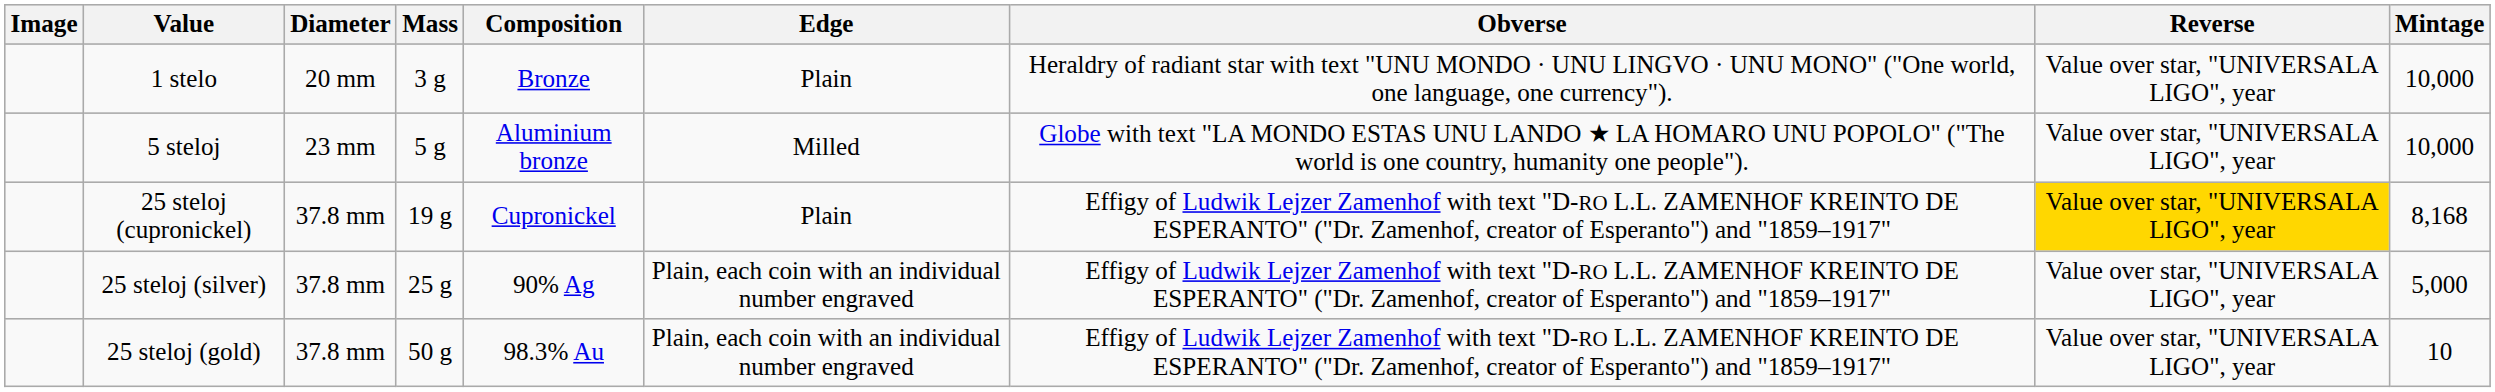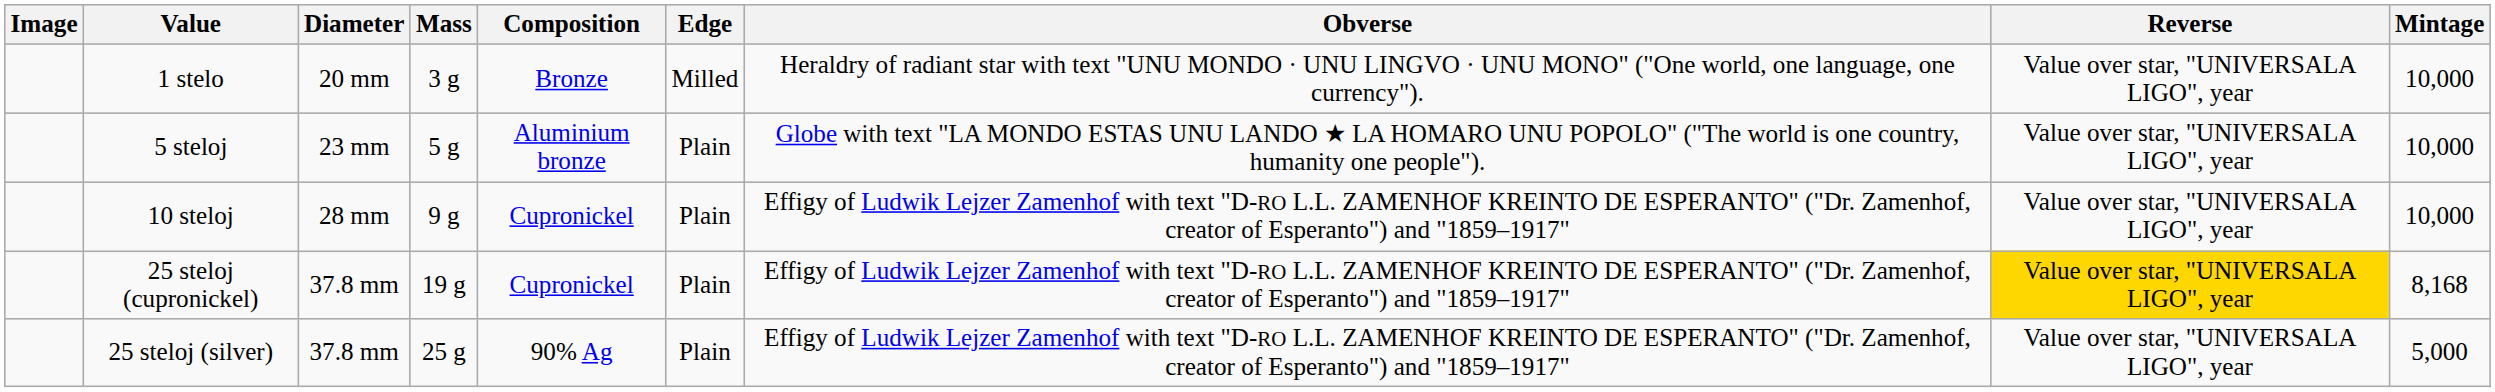(826, 78) Plain -> (705, 78) Milled
(826, 147) Milled -> (705, 147) Plain
+ row: (191, 216)
(826, 284) Plain, each coin with an individual number engraved -> (705, 352) Plain
- row: (184, 352)
